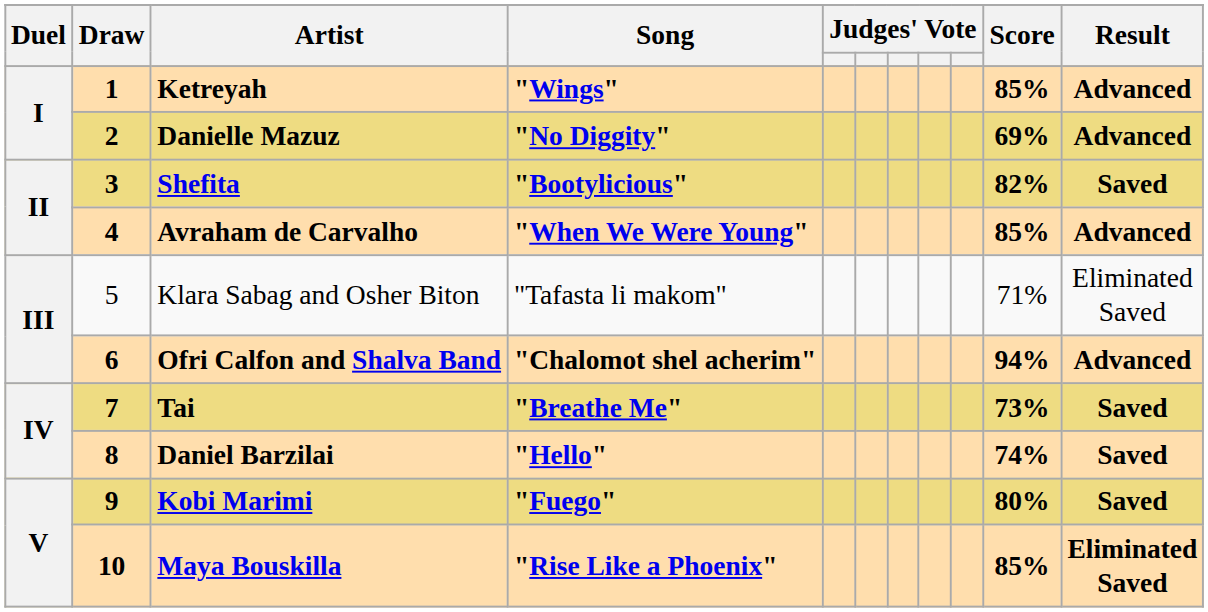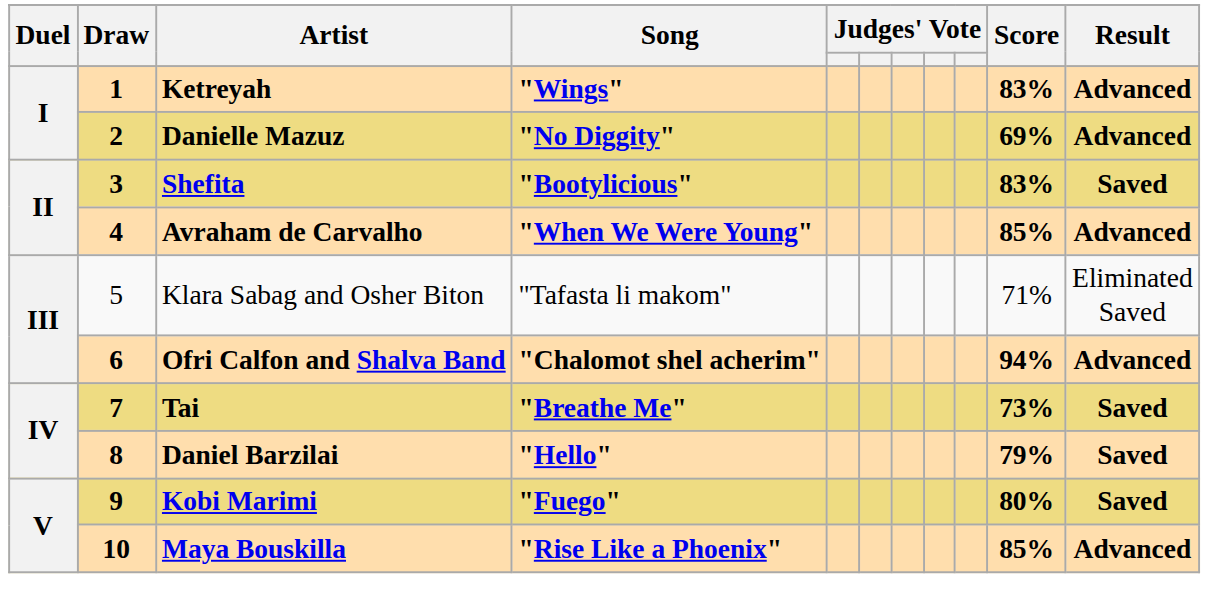(1022, 89) 85% -> (1027, 89) 83%
(1022, 184) 82% -> (1027, 184) 83%
(1022, 454) 74% -> (1027, 454) 79%
(1132, 566) Eliminated Saved -> (1132, 549) Advanced
